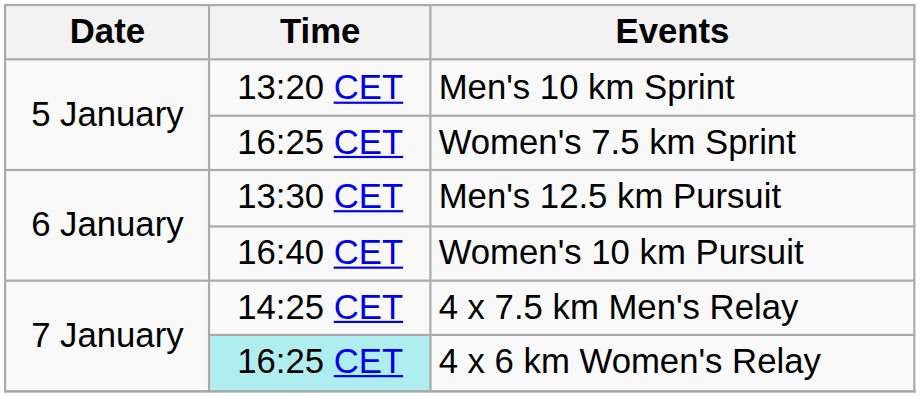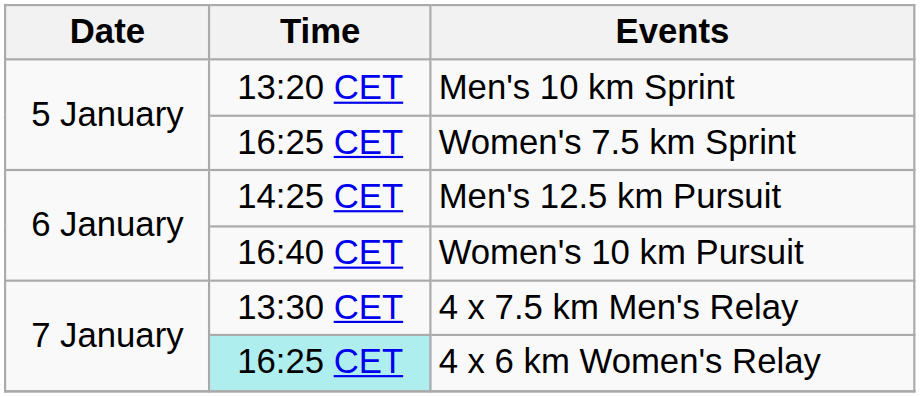(320, 197) 13:30 CET -> (320, 197) 14:25 CET
(320, 307) 14:25 CET -> (320, 307) 13:30 CET
